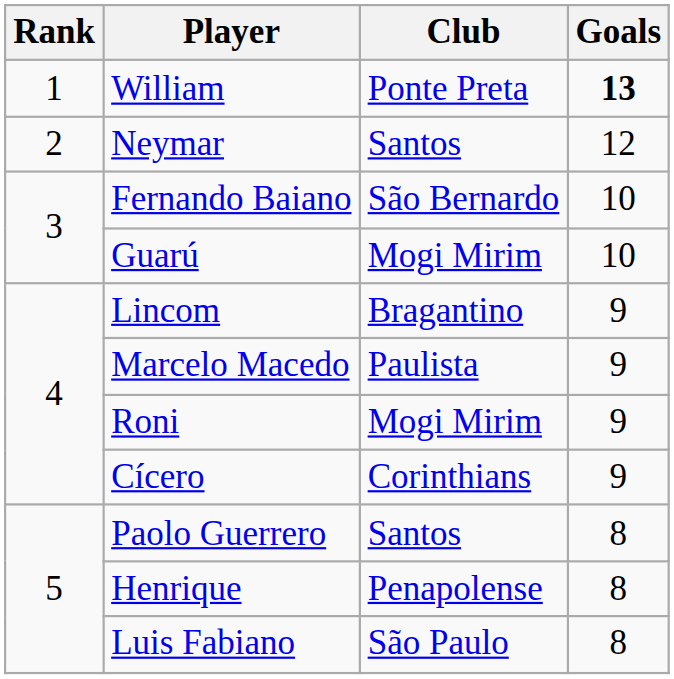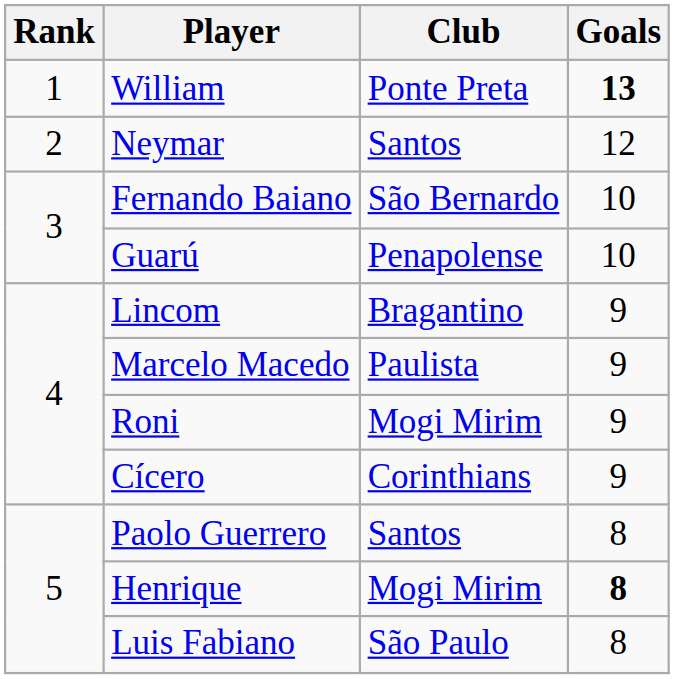(455, 254) Mogi Mirim -> (455, 254) Penapolense
(455, 587) Penapolense -> (455, 587) Mogi Mirim
(618, 587) normal -> (618, 587) bold
